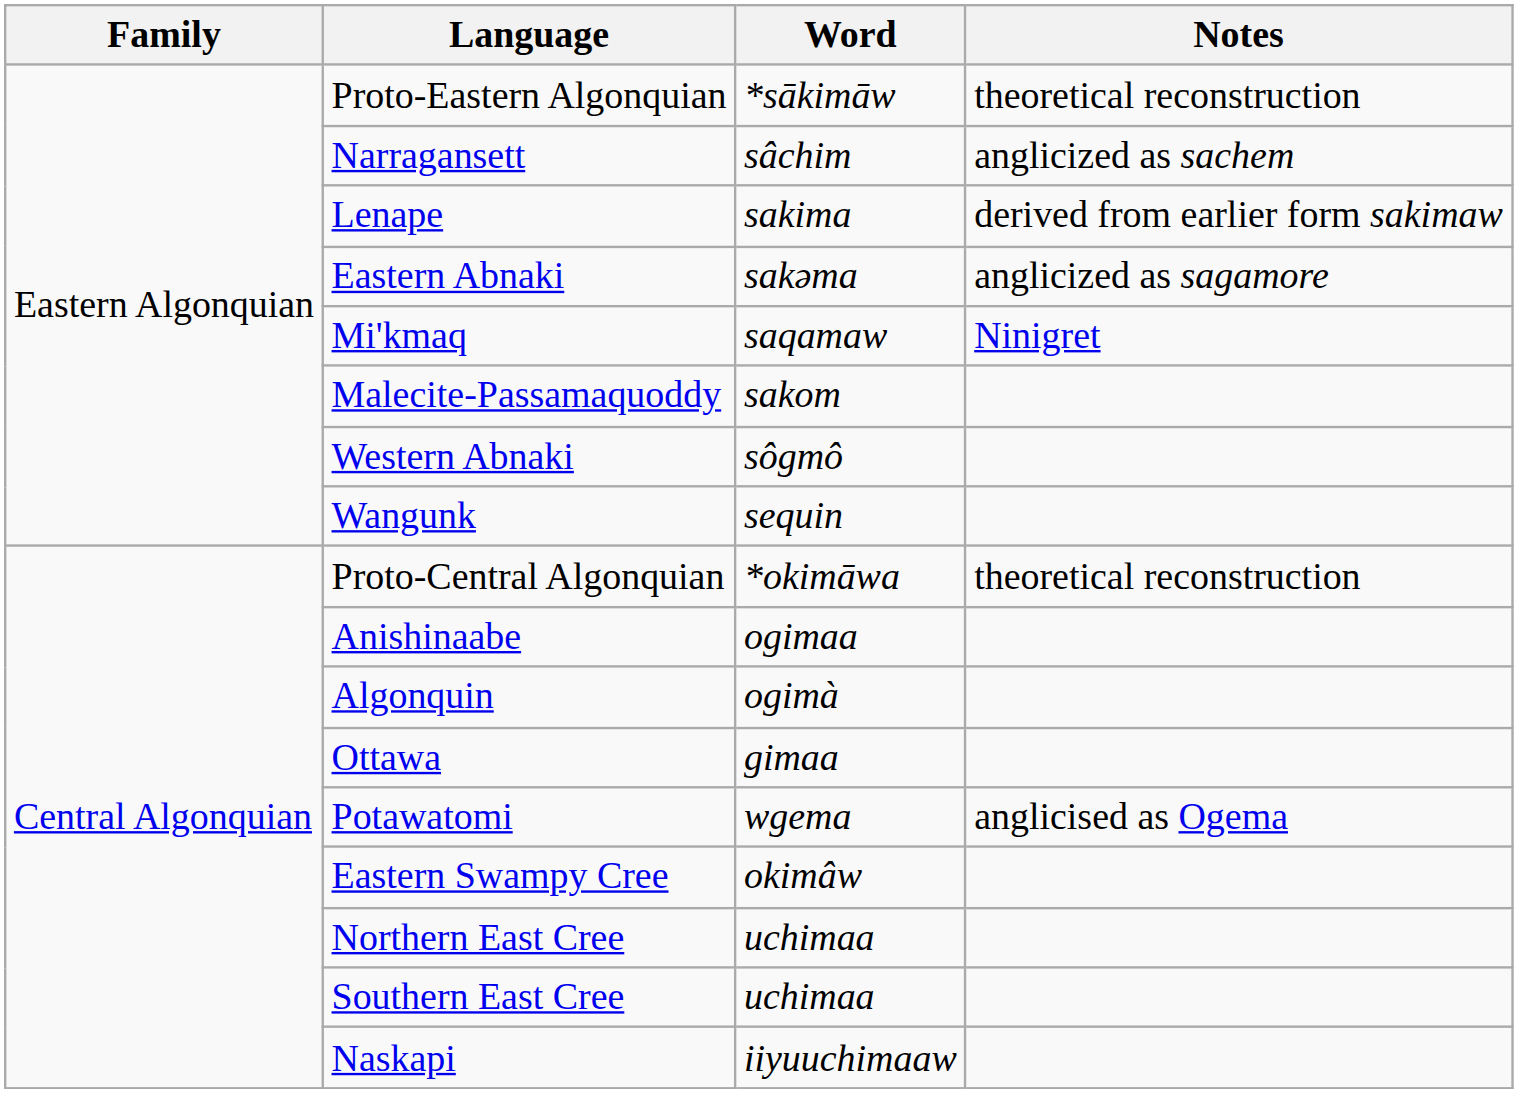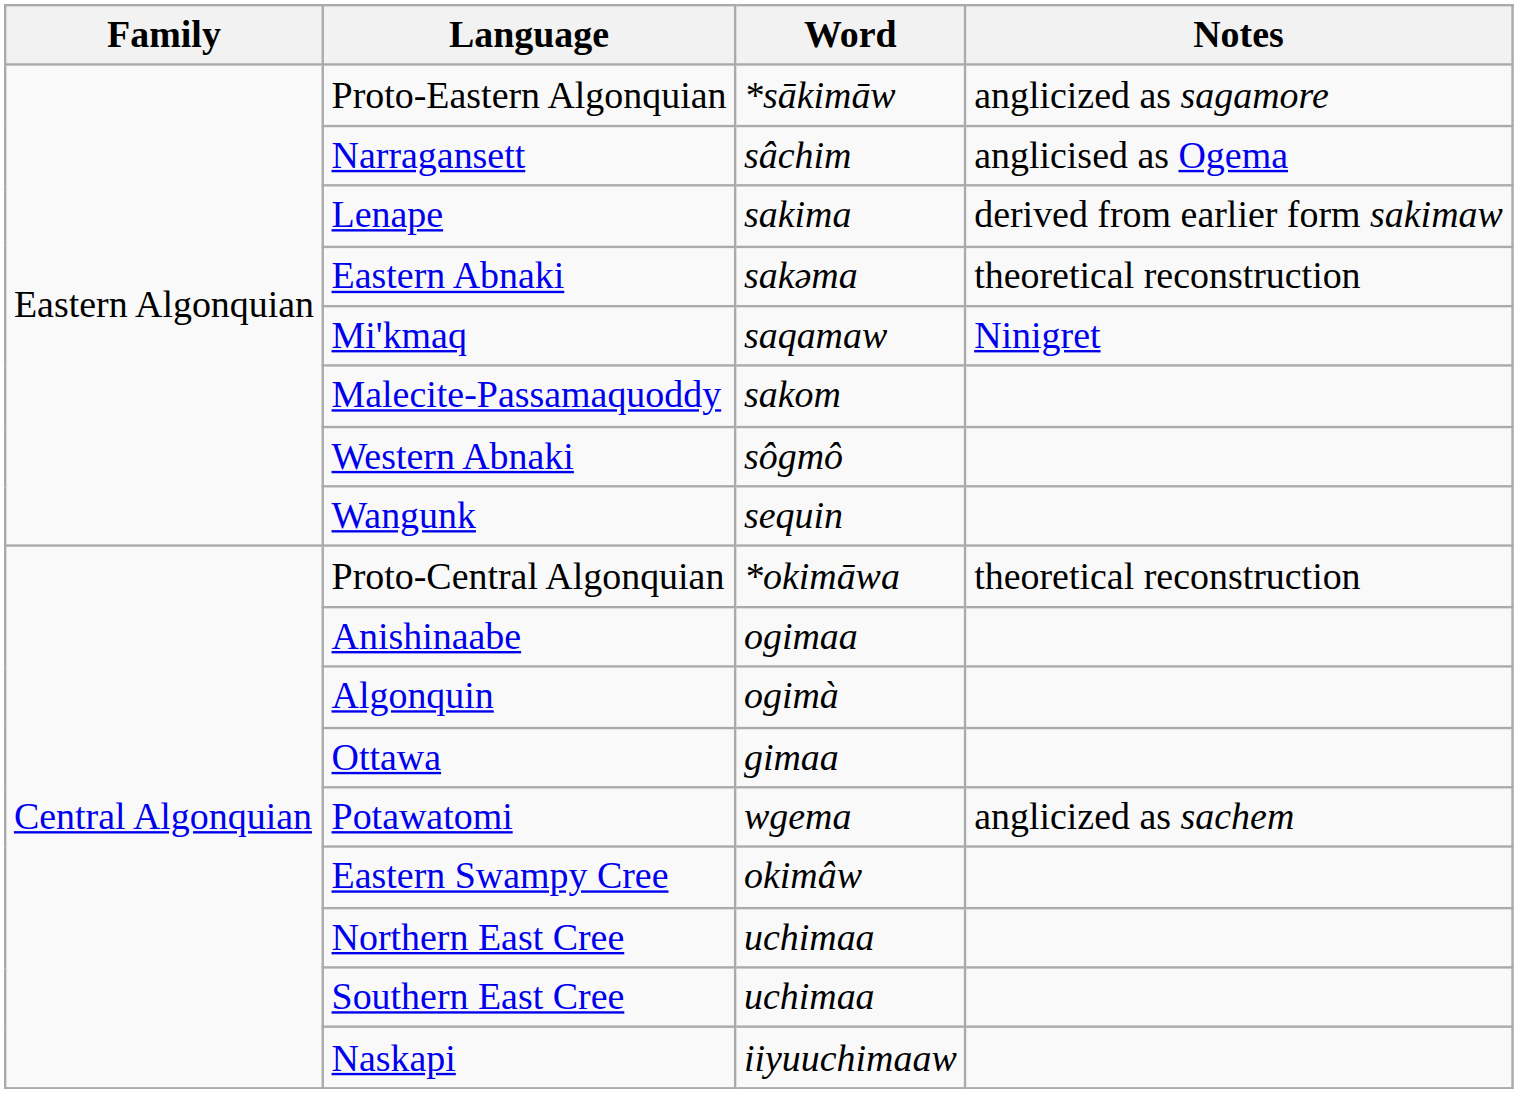(1167, 94) theoretical reconstruction -> (1151, 94) anglicized as sagamore
(1134, 154) anglicized as sachem -> (1131, 154) anglicised as Ogema
(1151, 275) anglicized as sagamore -> (1167, 275) theoretical reconstruction
(1131, 816) anglicised as Ogema -> (1134, 816) anglicized as sachem
